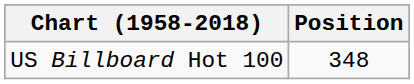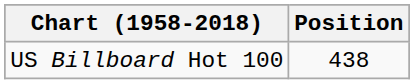(349, 60) 348 -> (349, 60) 438
